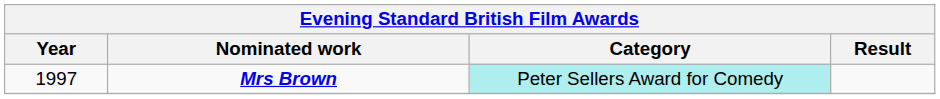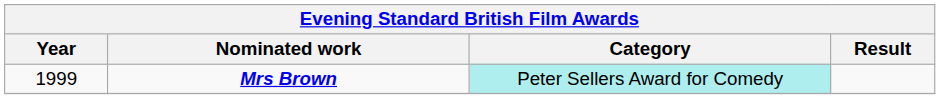(56, 78) 1997 -> (56, 78) 1999
